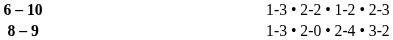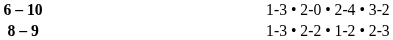(328, 9) 1-3 • 2-2 • 1-2 • 2-3 -> (328, 9) 1-3 • 2-0 • 2-4 • 3-2
(328, 31) 1-3 • 2-0 • 2-4 • 3-2 -> (328, 31) 1-3 • 2-2 • 1-2 • 2-3
